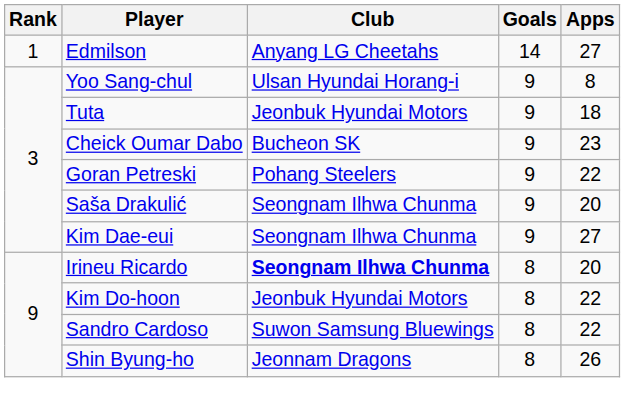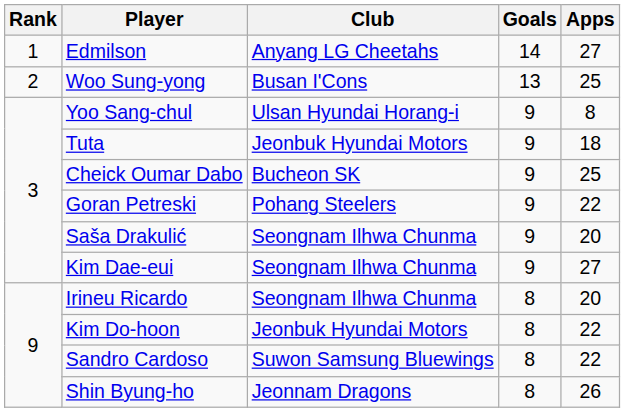+ row: (136, 81)
(590, 143) 23 -> (590, 174) 25
(370, 267) bold -> (364, 298) normal
